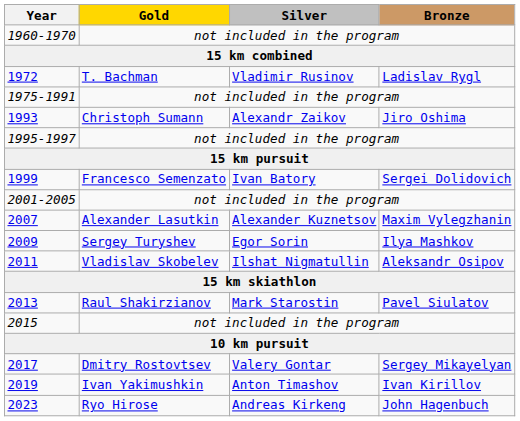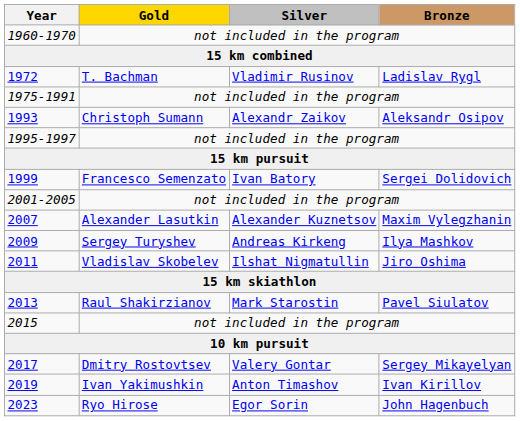(424, 118) Jiro Oshima -> (443, 118) Aleksandr Osipov
(270, 241) Egor Sorin -> (289, 241) Andreas Kirkeng
(443, 261) Aleksandr Osipov -> (424, 261) Jiro Oshima
(289, 405) Andreas Kirkeng -> (270, 405) Egor Sorin
